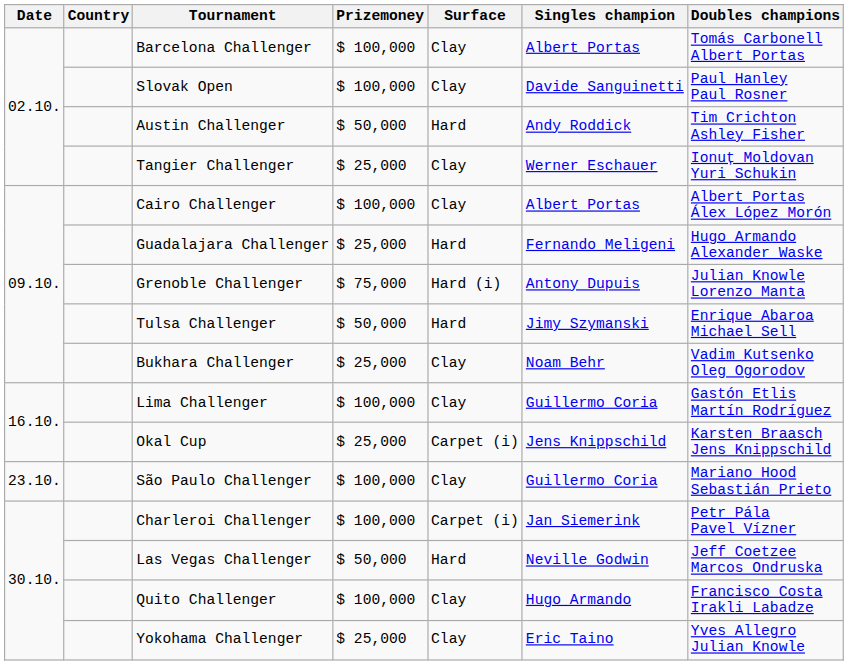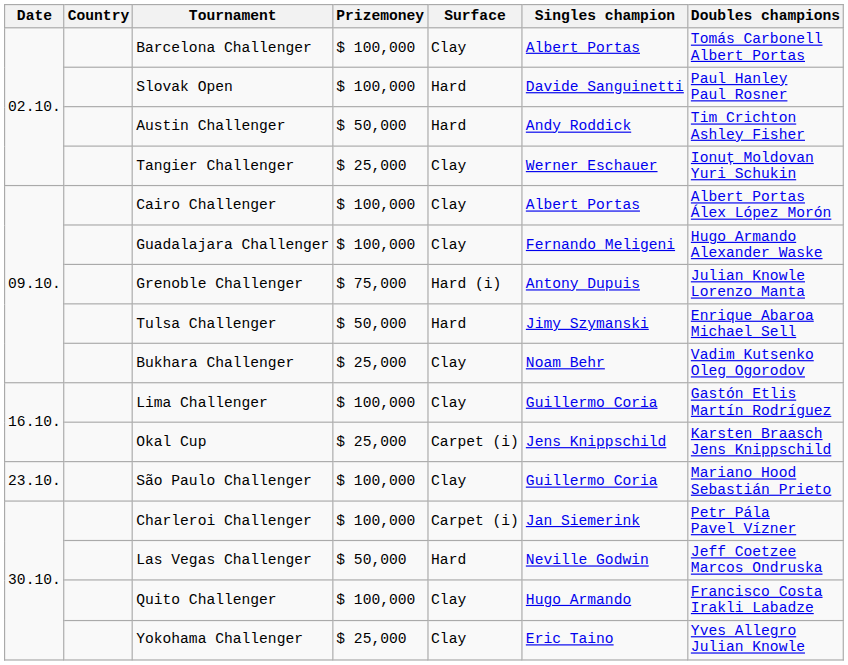(449, 87) Clay -> (449, 87) Hard
(371, 245) $ 25,000 -> (376, 245) $ 100,000
(449, 245) Hard -> (449, 245) Clay
